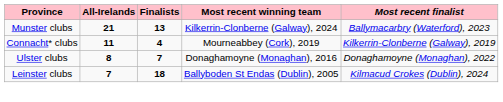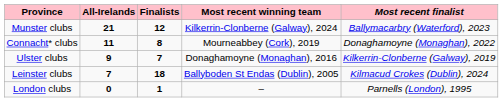(160, 27) 13 -> (160, 27) 12
(160, 43) 4 -> (160, 43) 8
(419, 43) Kilkerrin-Clonberne (Galway), 2019 -> (419, 43) Donaghamoyne (Monaghan), 2022
(109, 58) 8 -> (109, 58) 9
(419, 58) Donaghamoyne (Monaghan), 2022 -> (419, 58) Kilkerrin-Clonberne (Galway), 2019
+ row: (42, 89)
